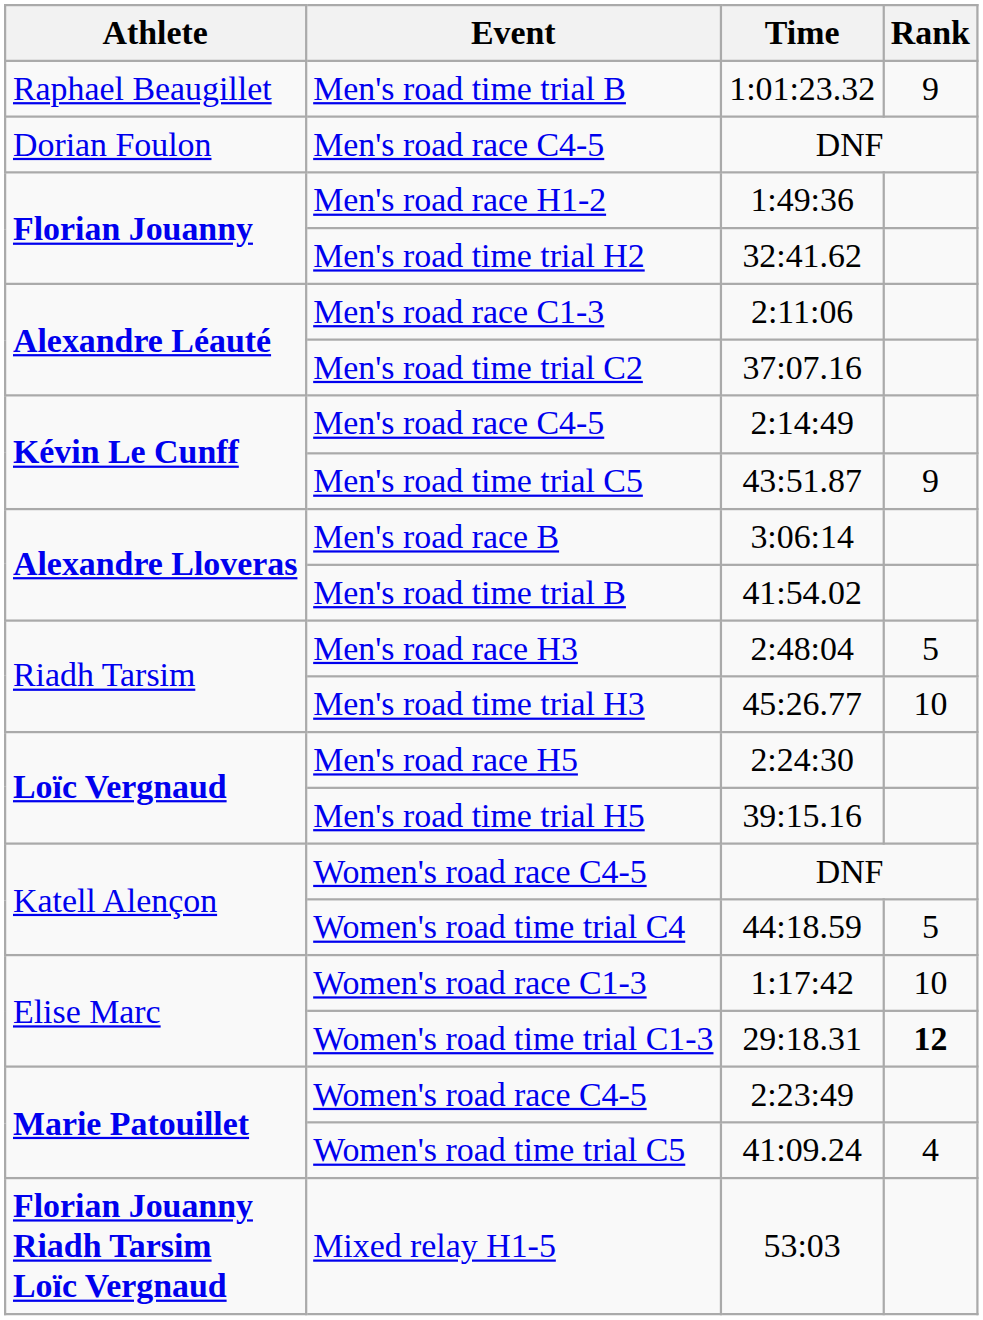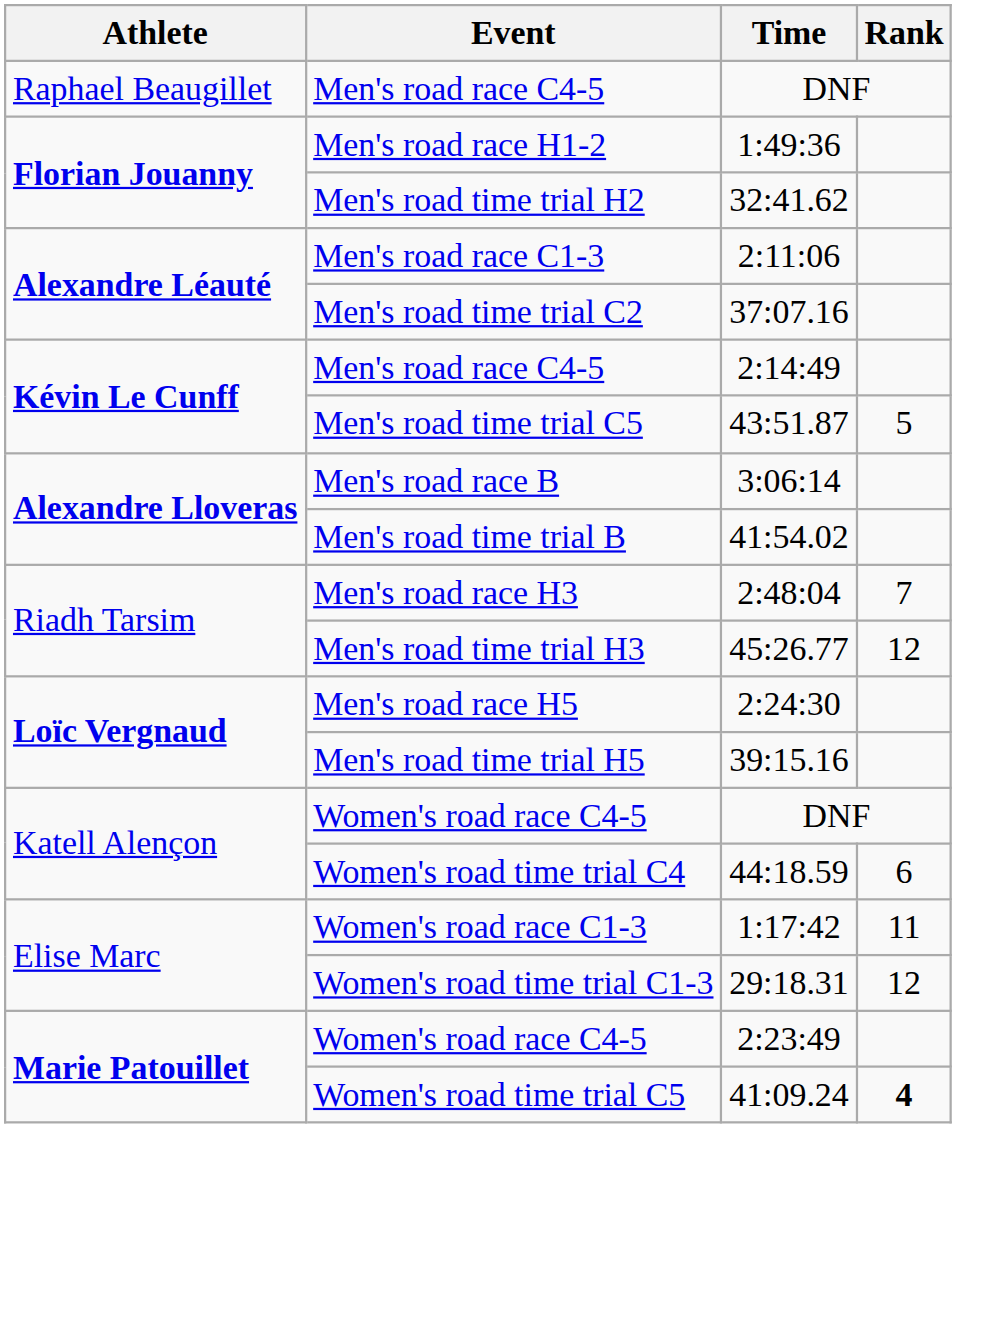- row: (470, 88)
(112, 144) Dorian Foulon -> (142, 88) Raphael Beaugillet
(930, 479) 9 -> (904, 423) 5
(930, 647) 5 -> (904, 591) 7
(930, 703) 10 -> (904, 647) 12
(930, 926) 5 -> (904, 870) 6
(930, 982) 10 -> (904, 926) 11
(930, 1038) bold -> (904, 982) normal
(930, 1150) normal -> (904, 1094) bold
- row: (434, 1246)
